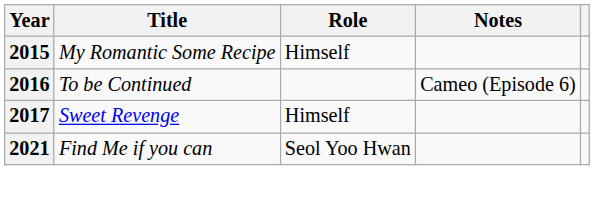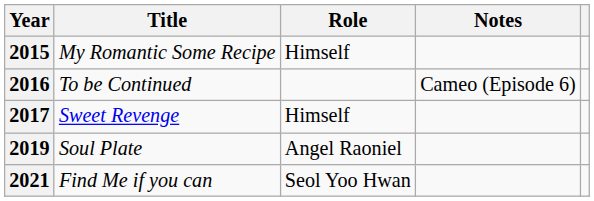+ row: (29, 148)
